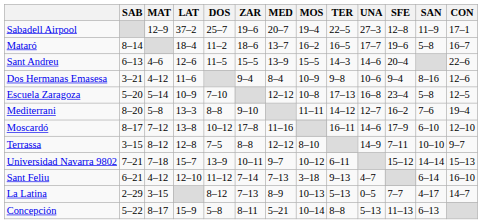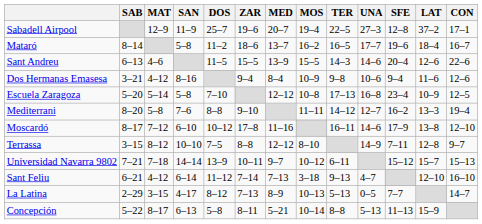columns swapped: (431, 12) <-> (189, 12)
